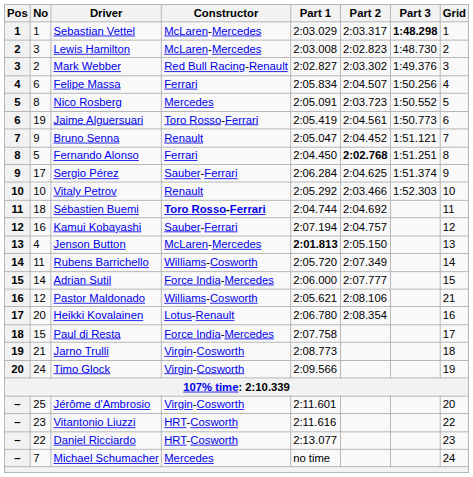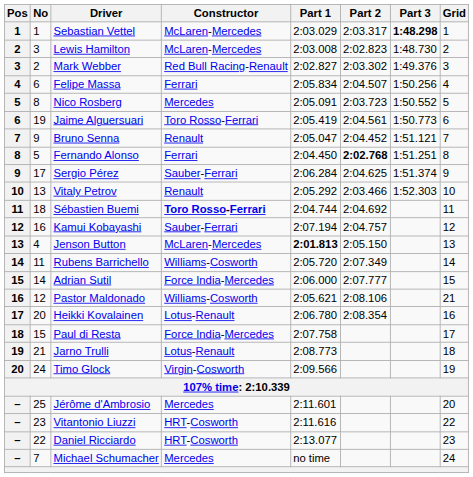(39, 191) 10 -> (39, 191) 13
(204, 351) Virgin-Cosworth -> (199, 351) Lotus-Renault
(204, 404) Virgin-Cosworth -> (189, 404) Mercedes
